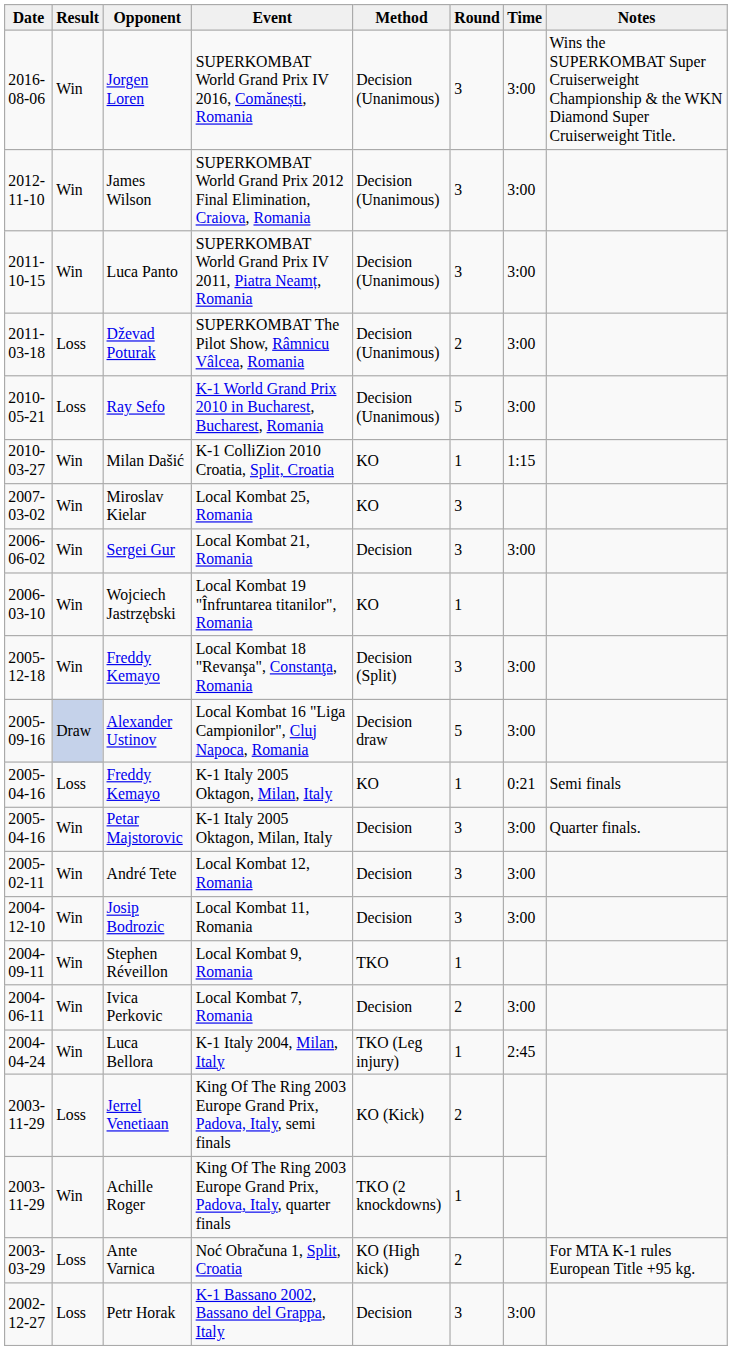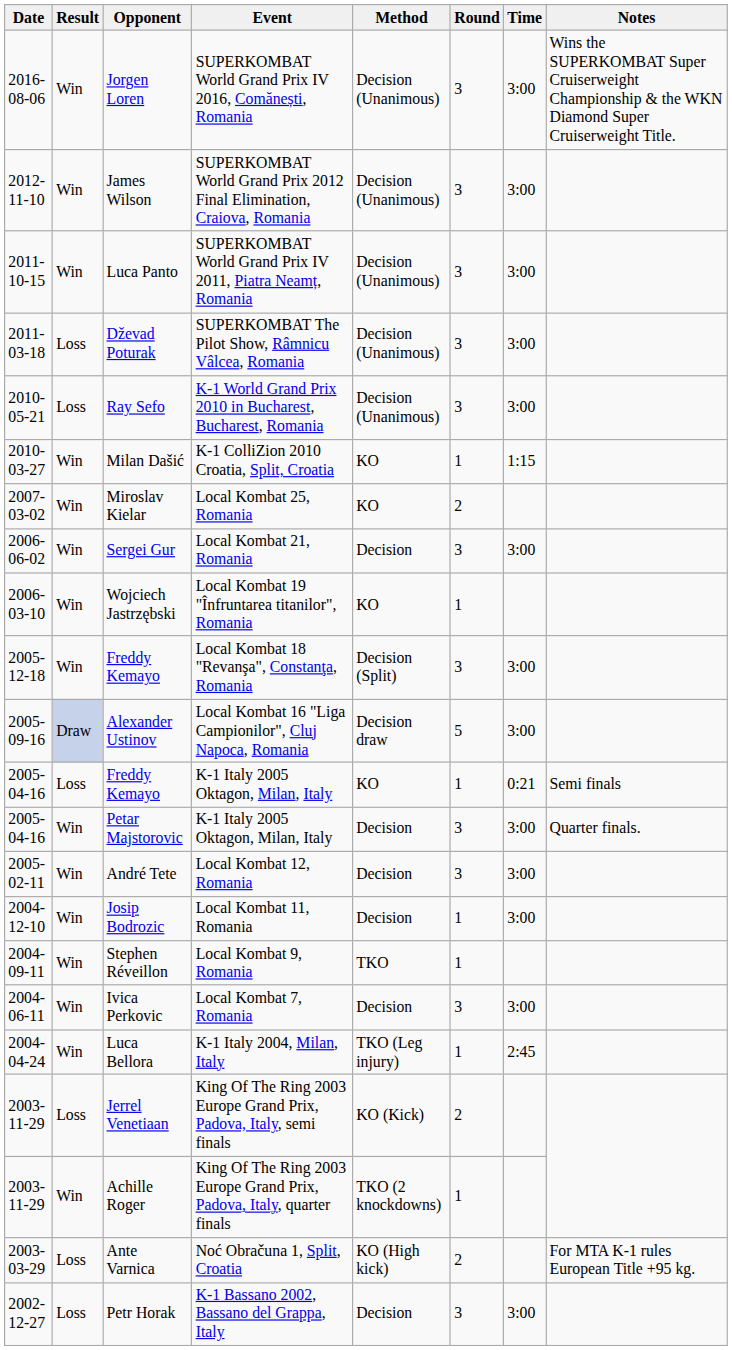(458, 344) 2 -> (458, 344) 3
(458, 407) 5 -> (458, 407) 3
(458, 505) 3 -> (458, 505) 2
(458, 918) 3 -> (458, 918) 1
(458, 1007) 2 -> (458, 1007) 3
